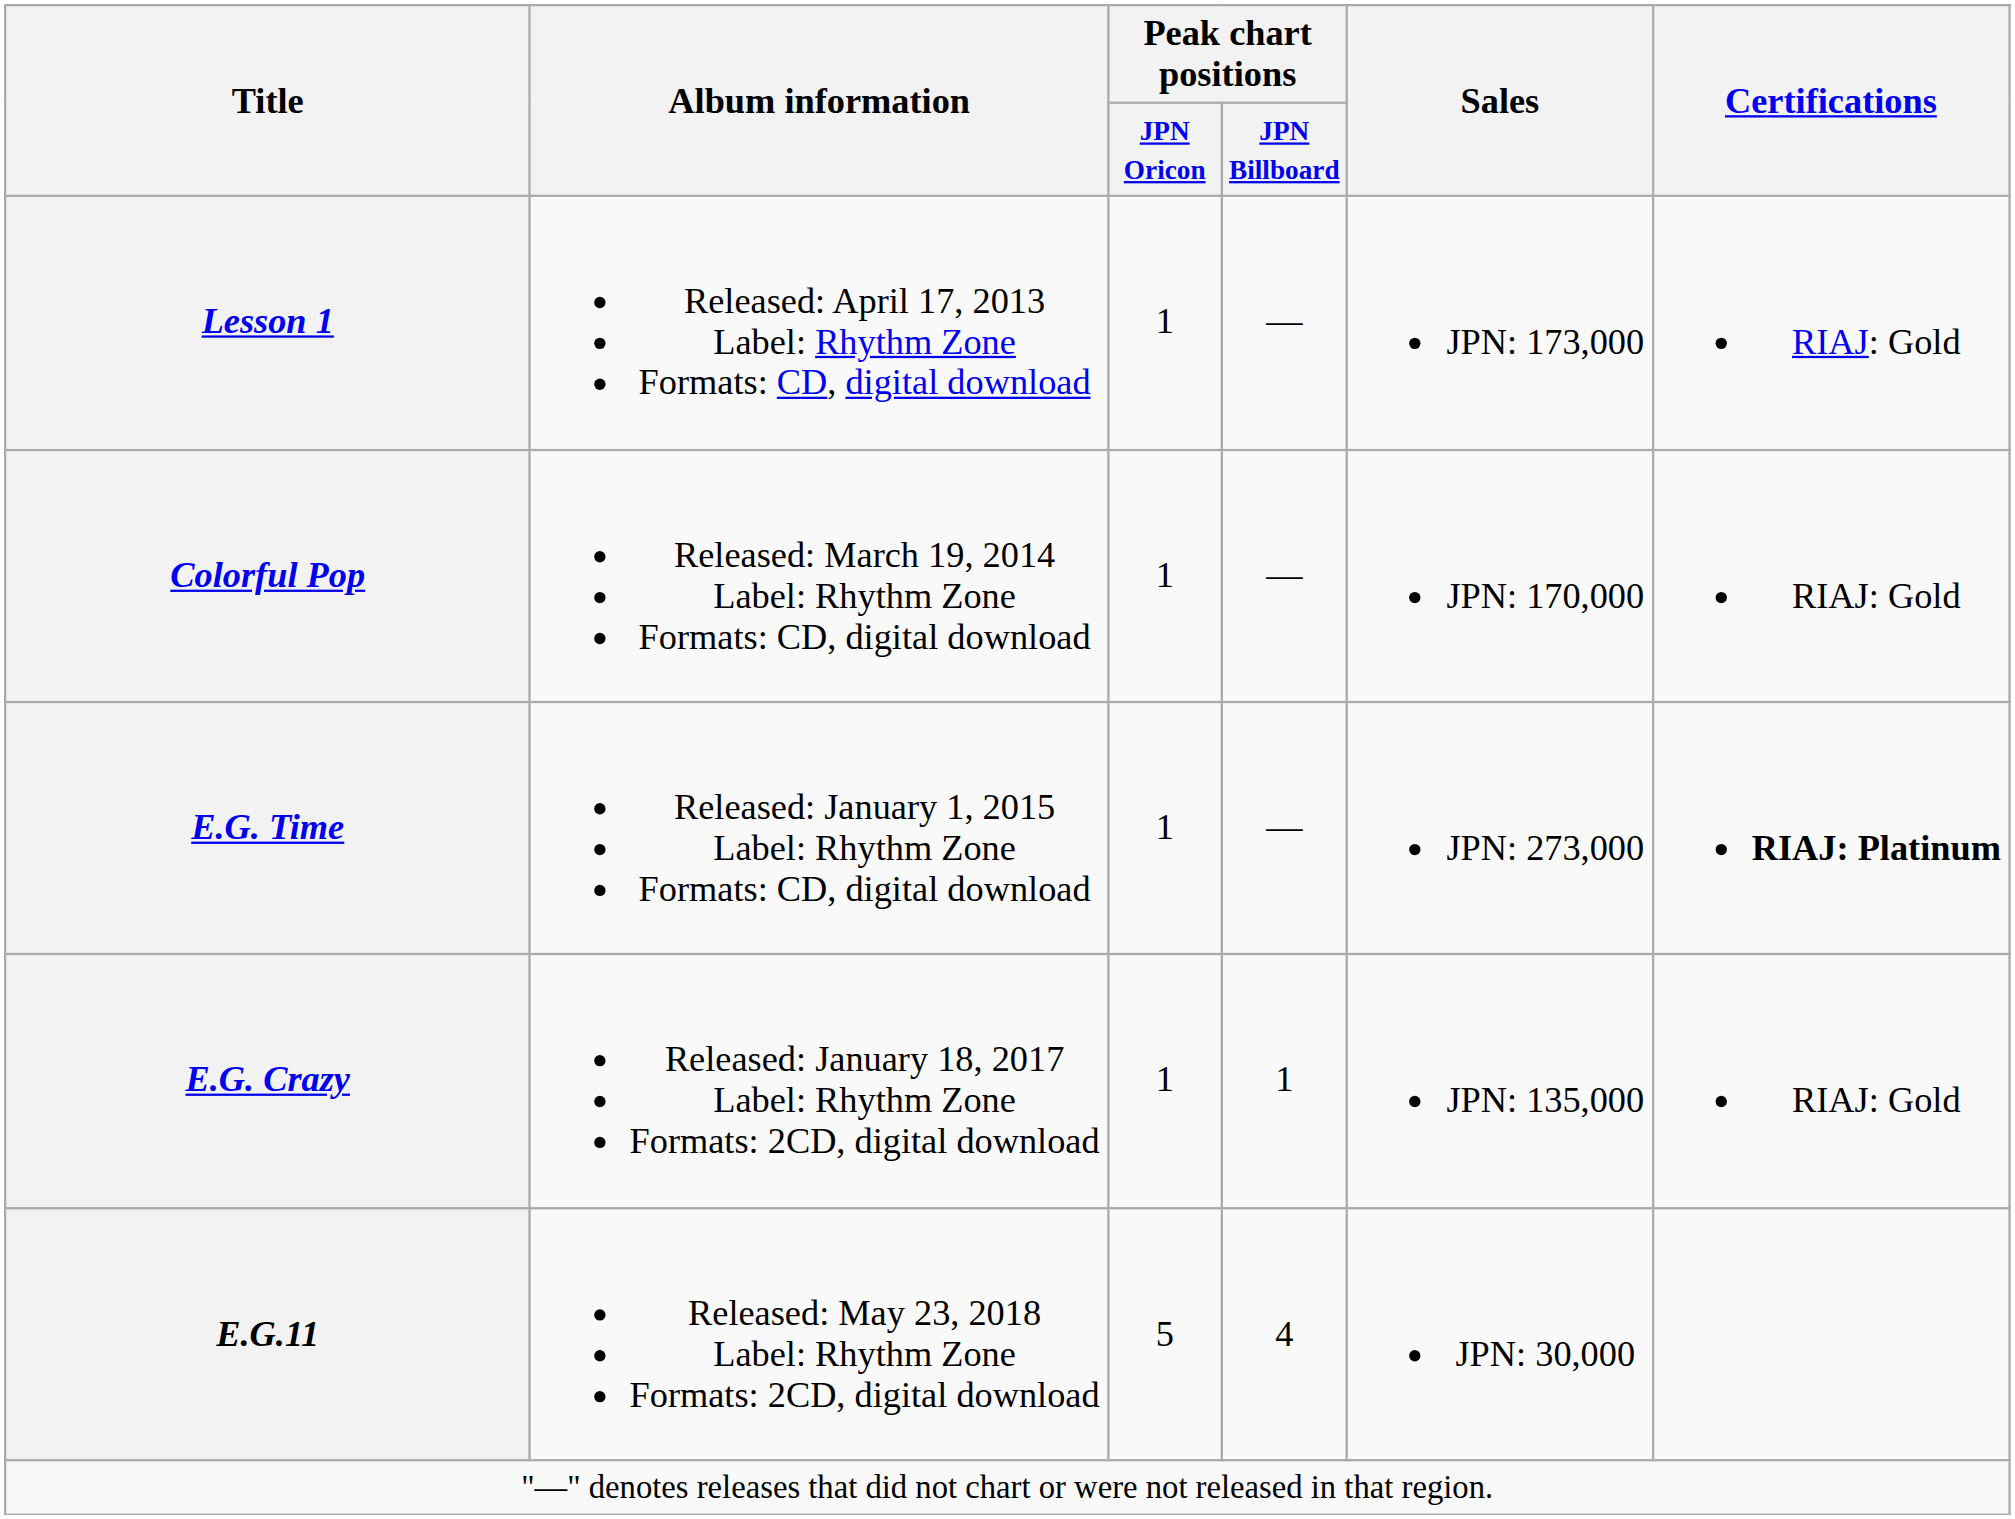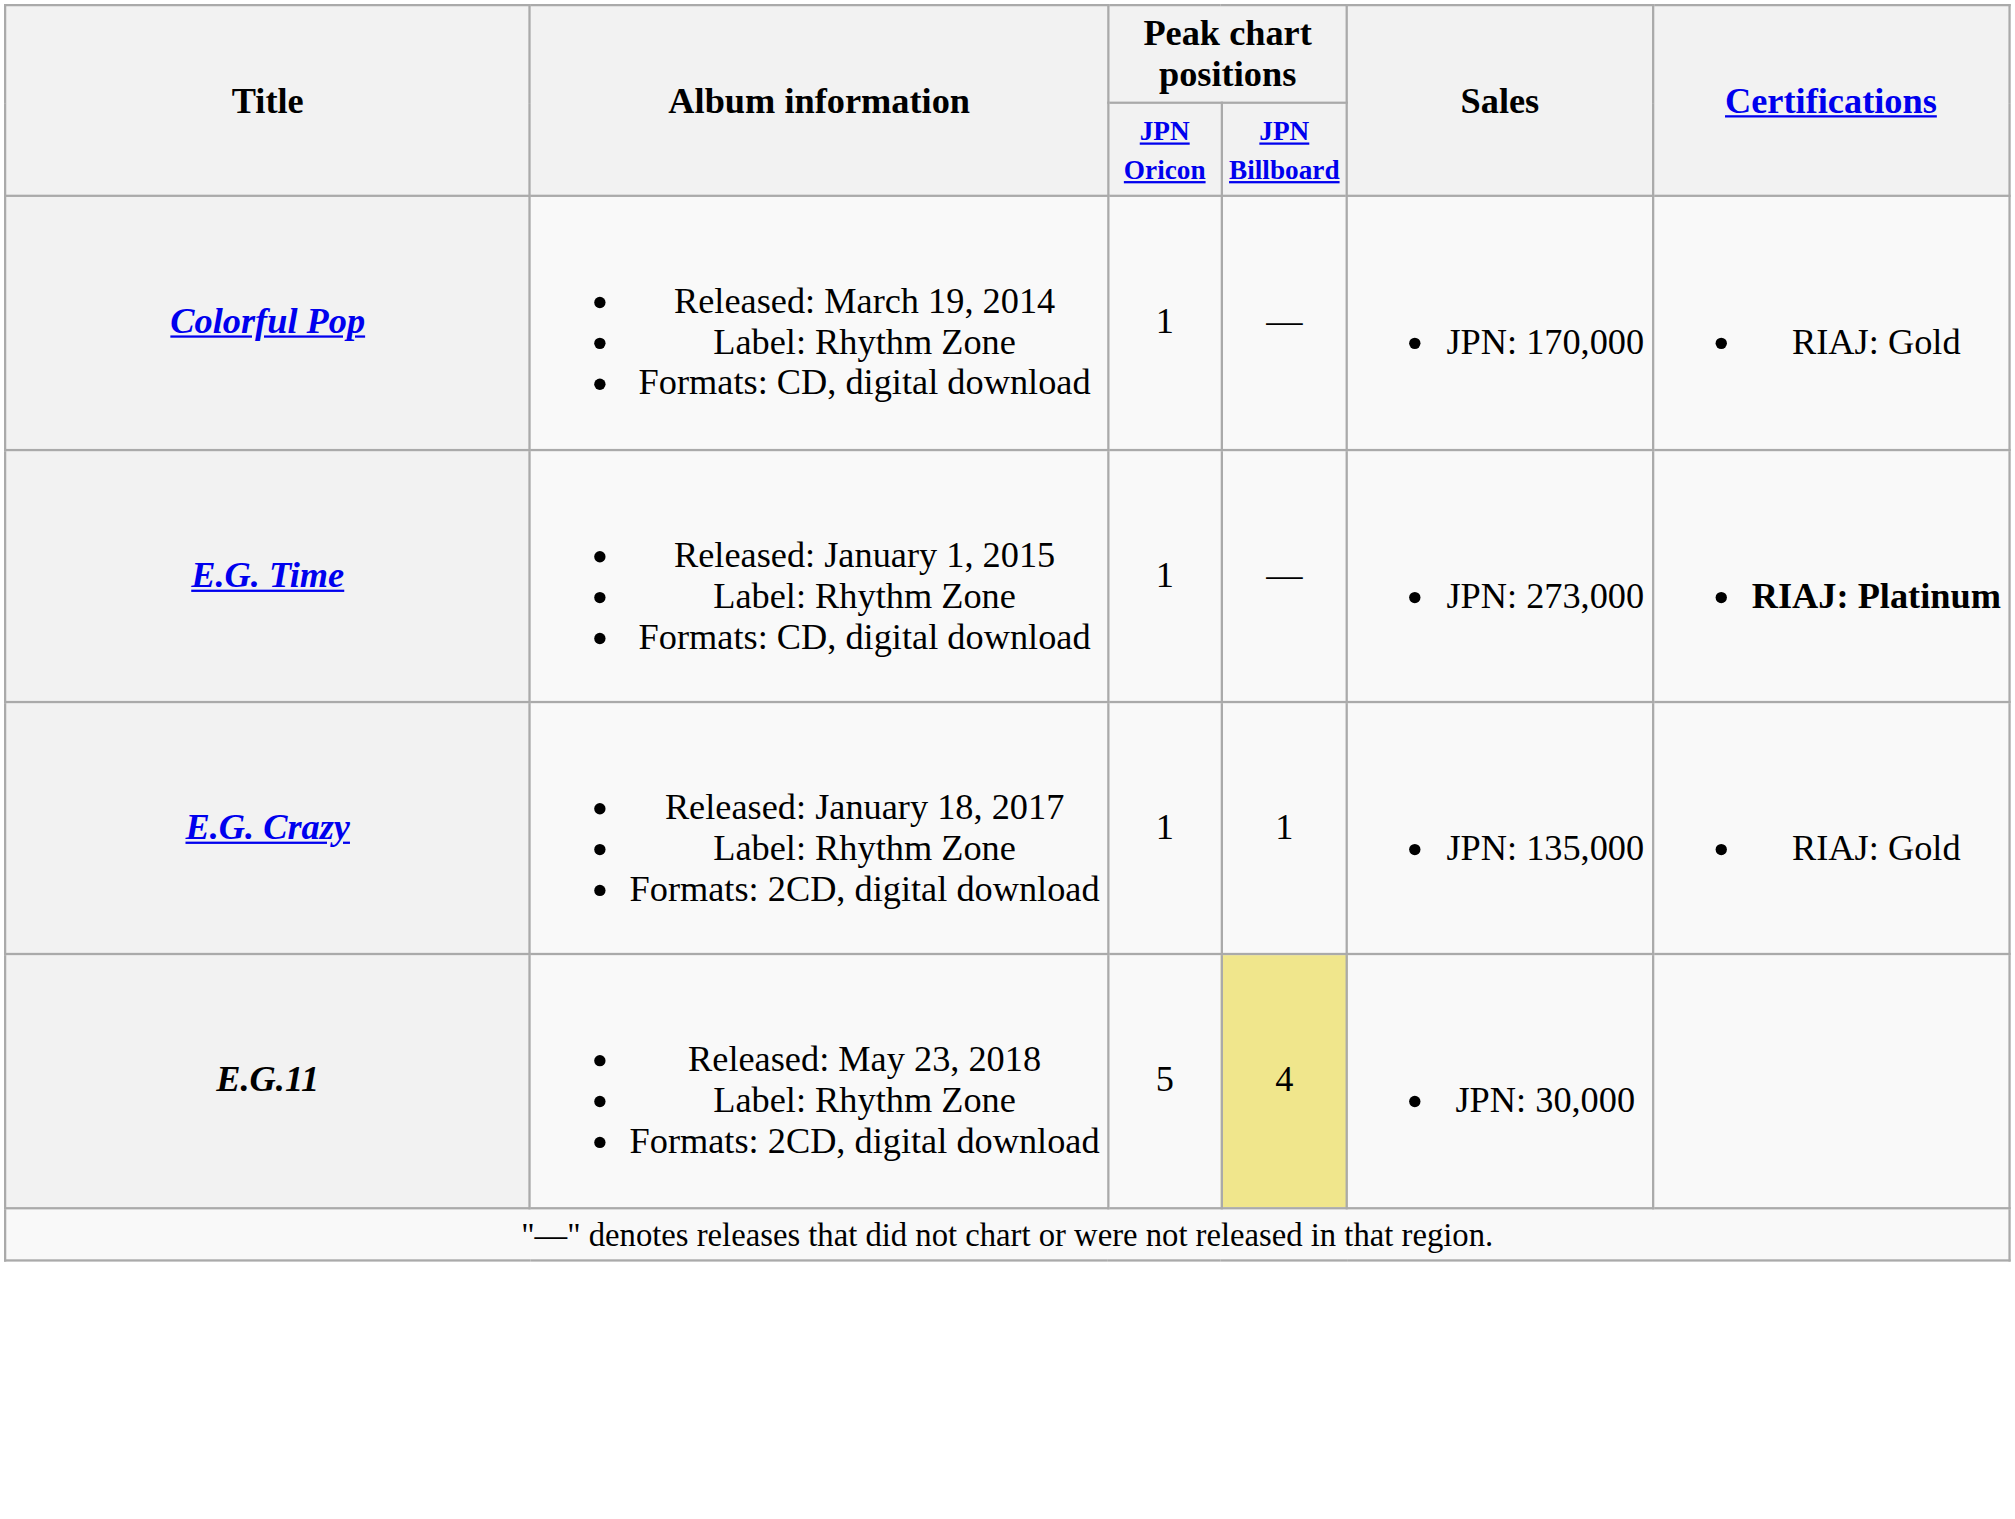- row: (268, 321)
(1284, 1333) no background -> (1284, 1080) khaki background
